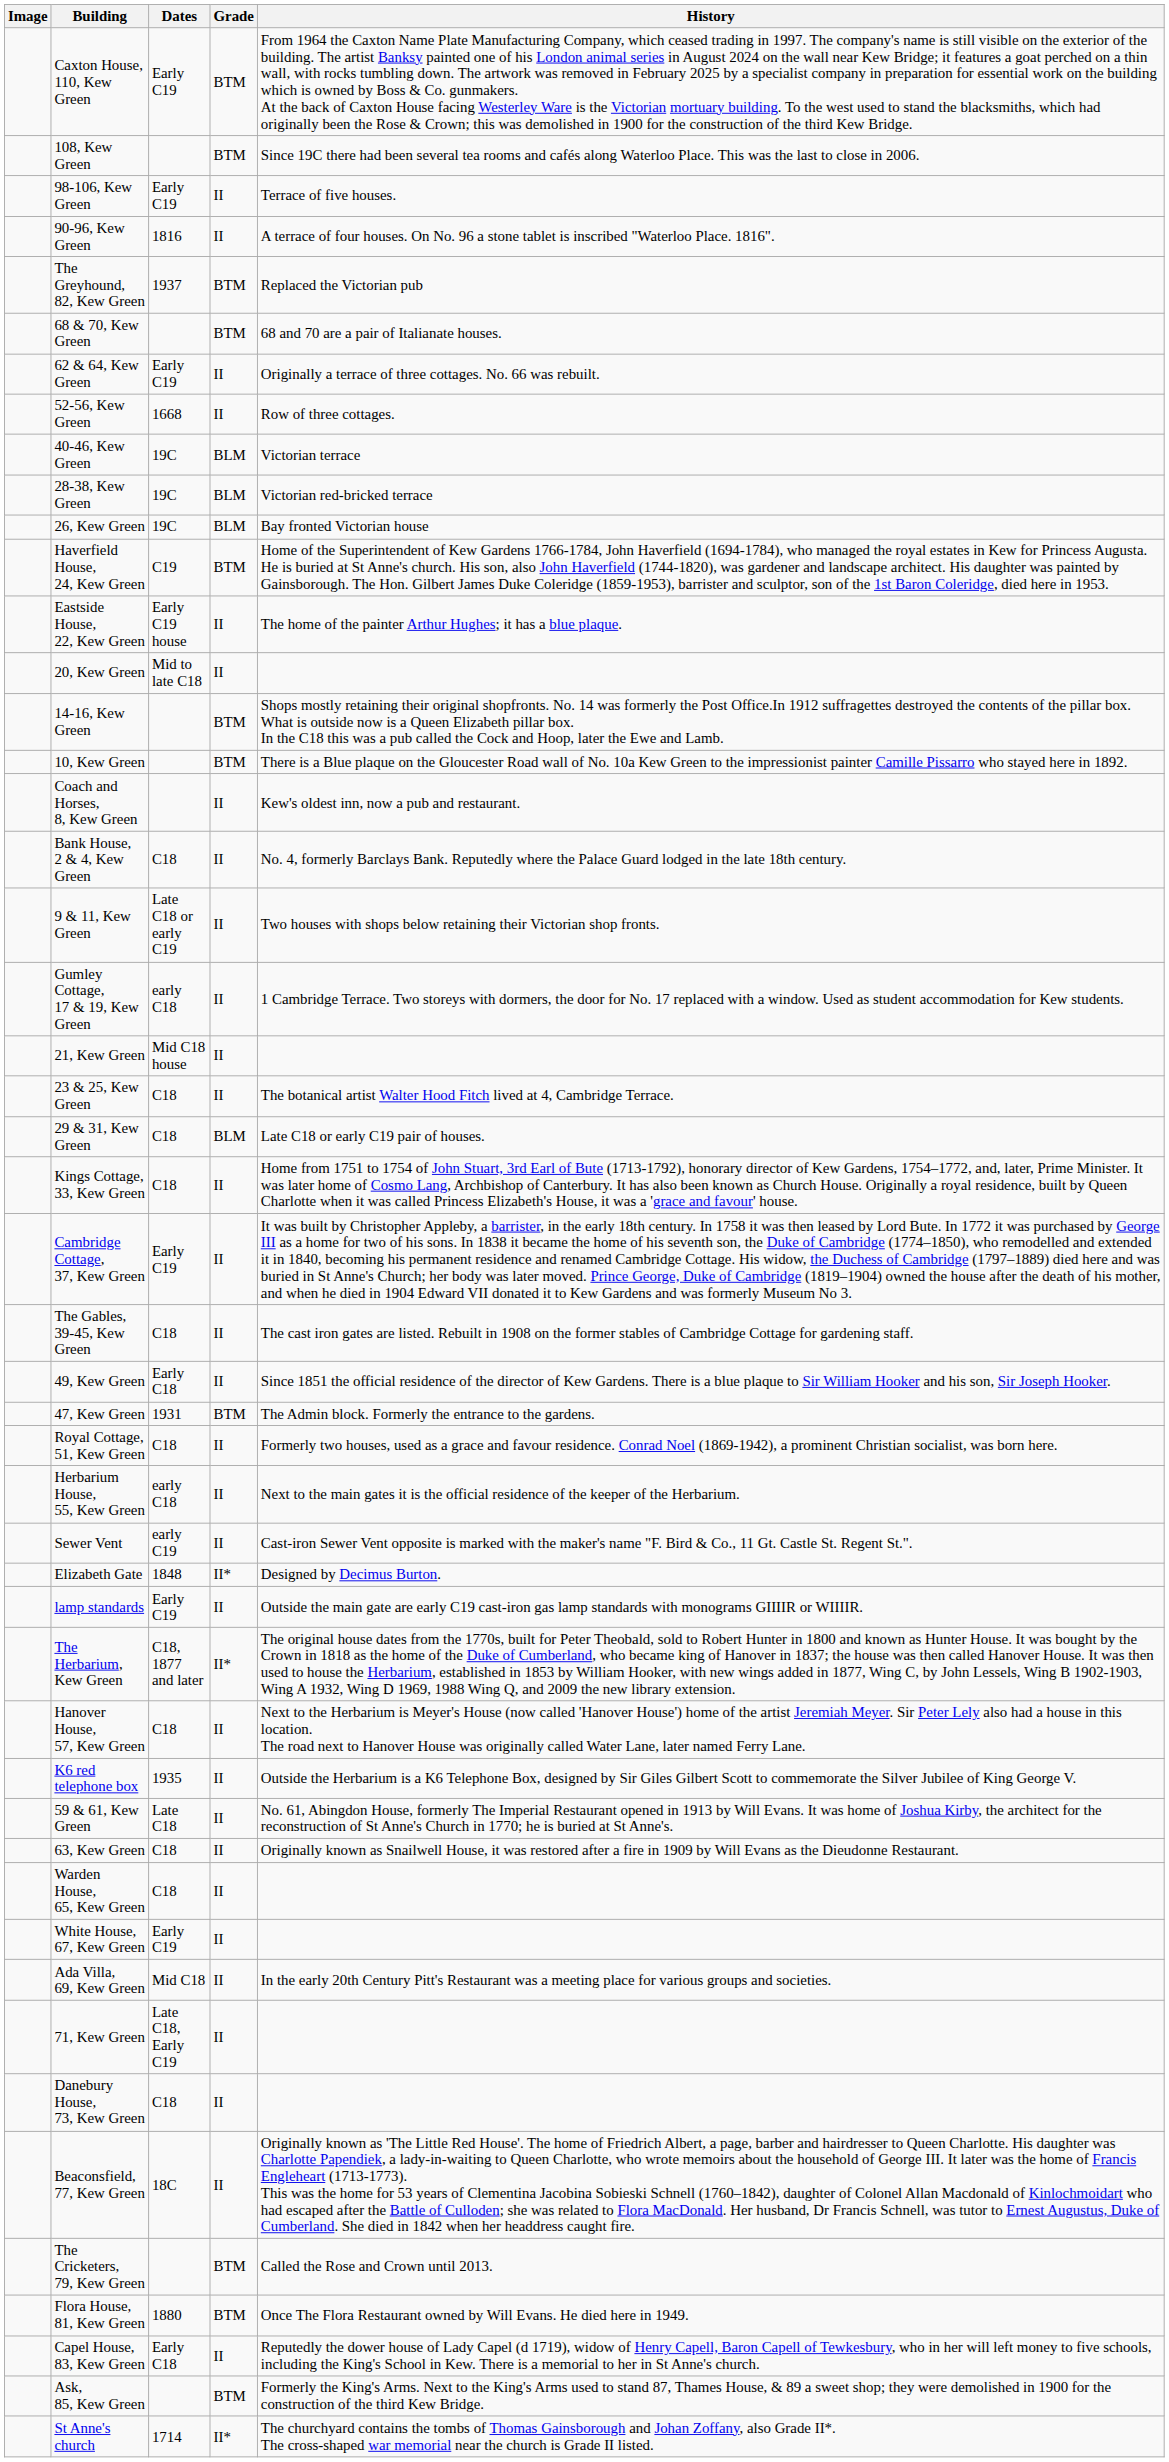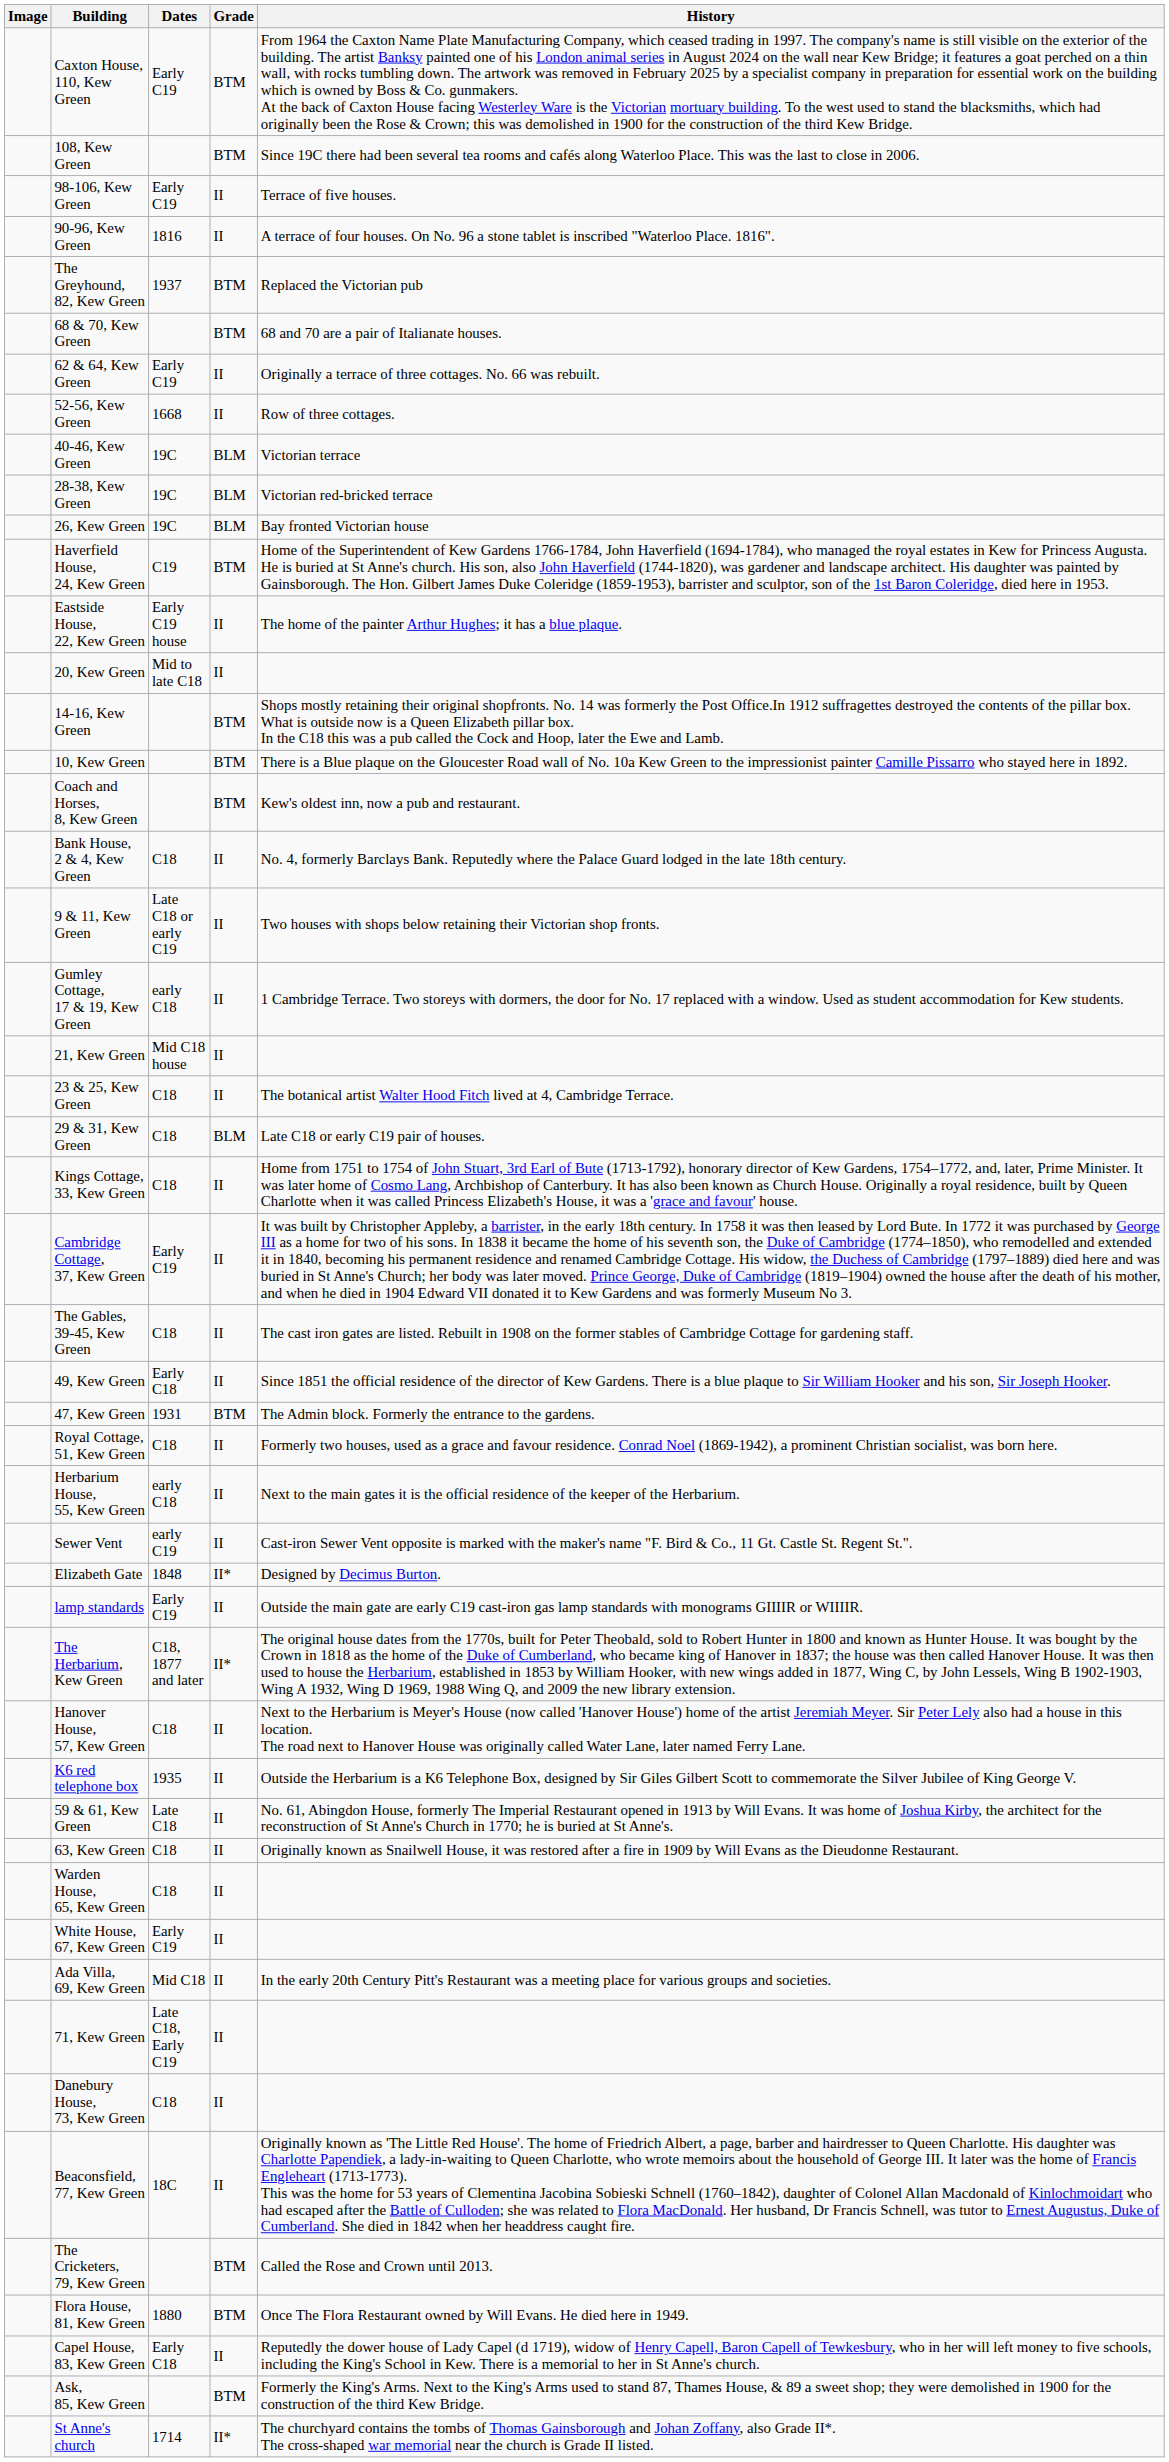(218, 802) II -> (230, 802) BTM
